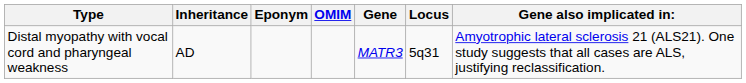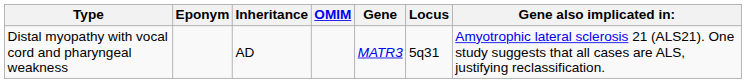columns swapped: (281, 15) <-> (212, 15)
